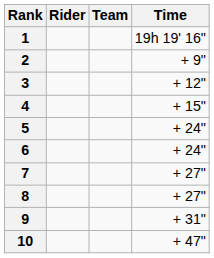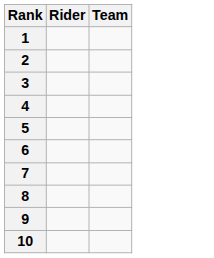- column: (170, 15)
